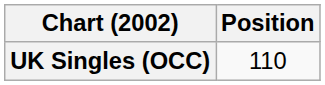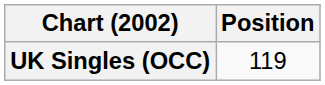(268, 60) 110 -> (268, 60) 119
